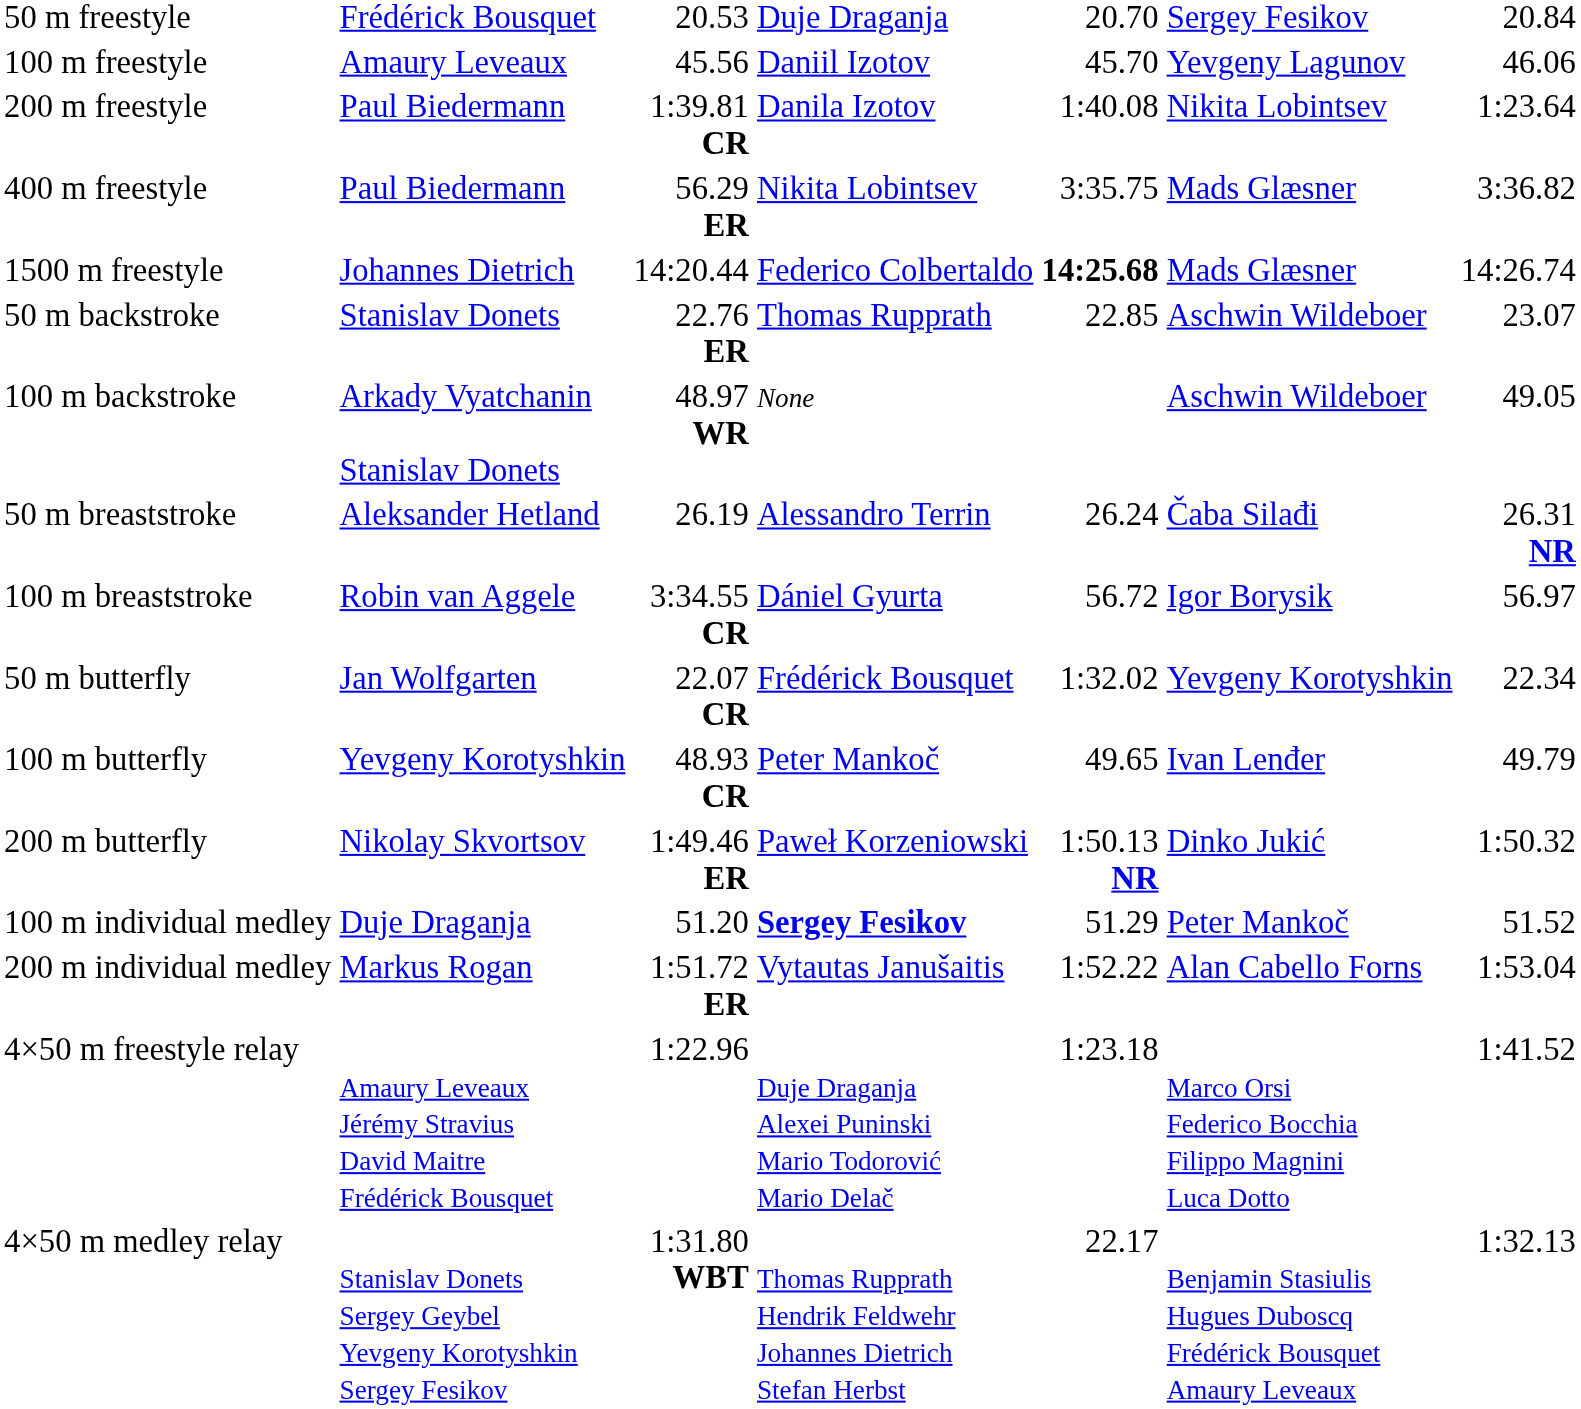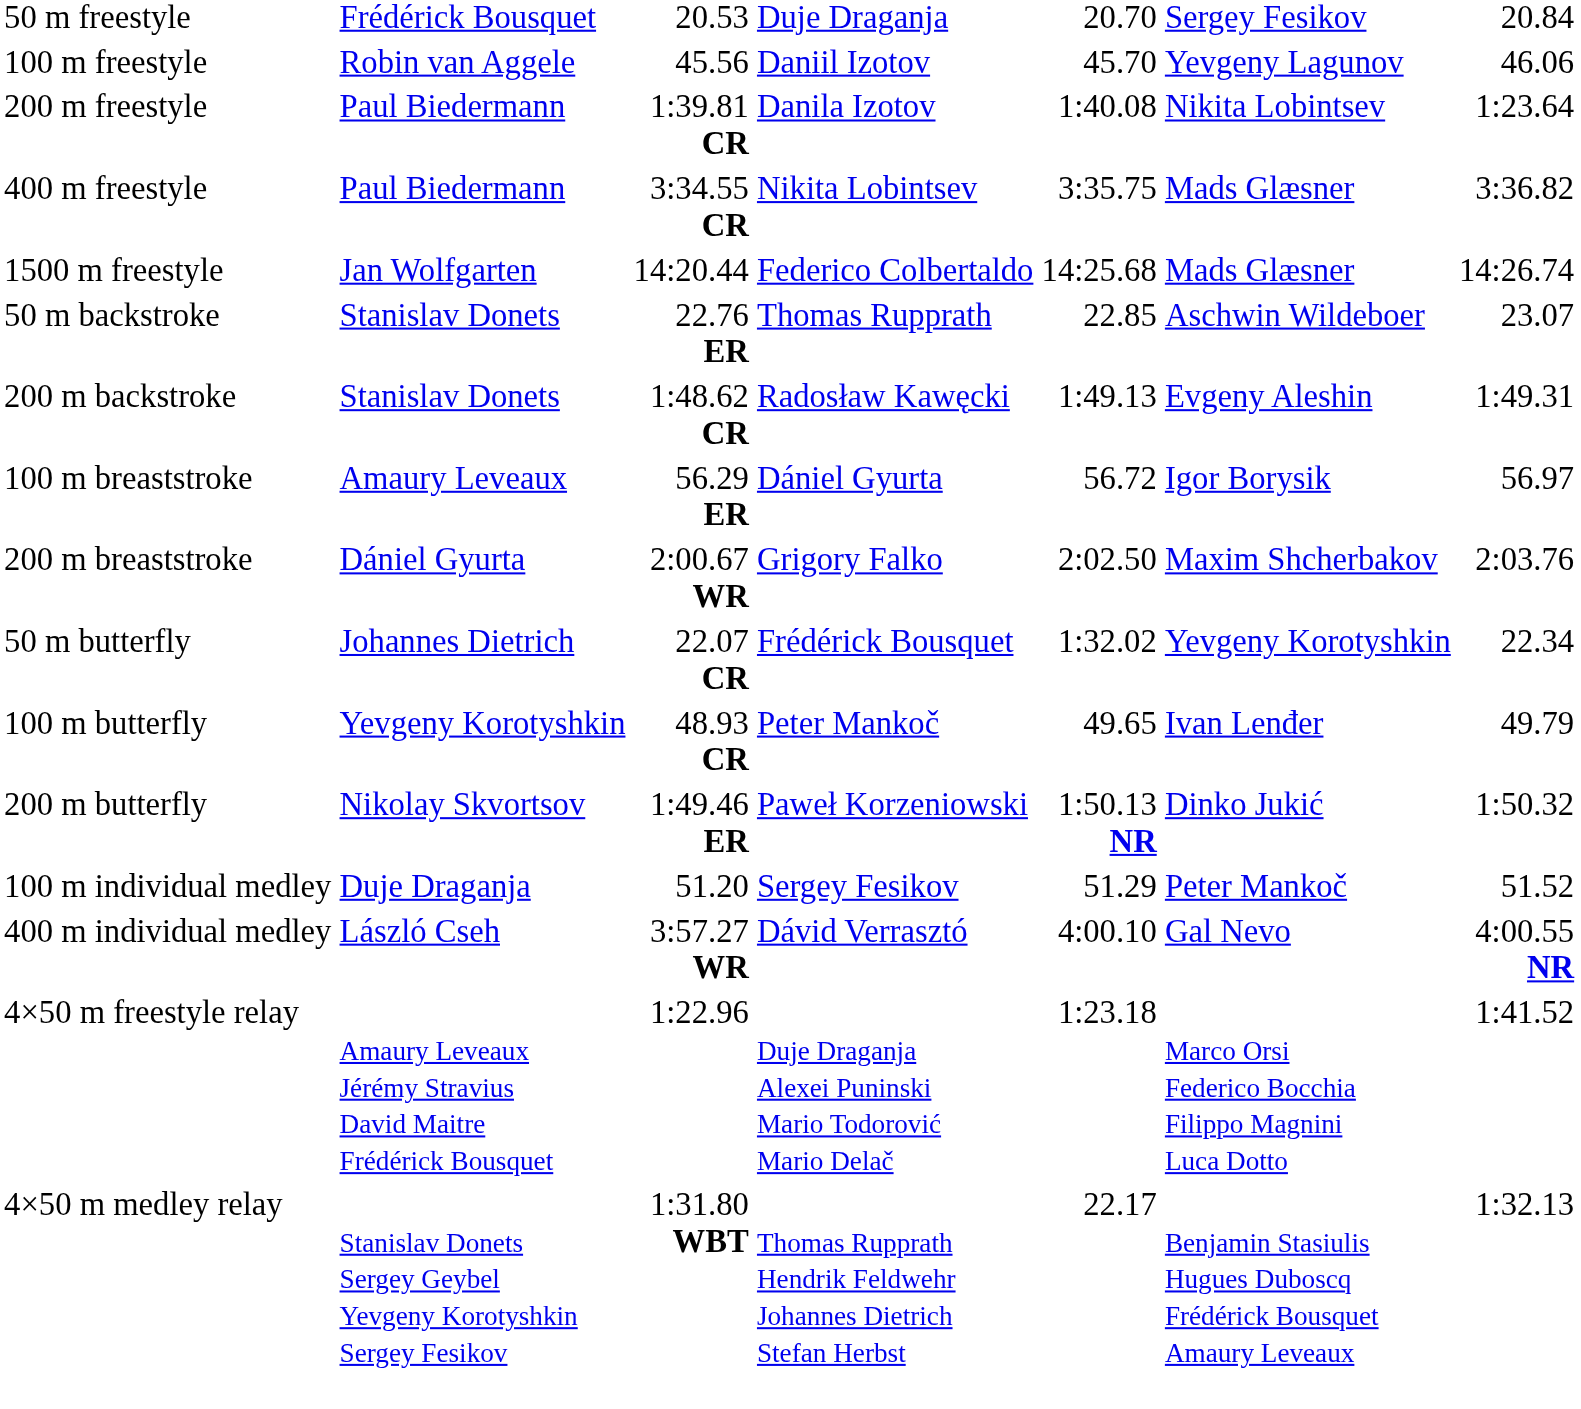(453, 61) Amaury Leveaux -> (457, 61) Robin van Aggele
(712, 206) 56.29 ER -> (699, 206) 3:34.55 CR
(457, 269) Johannes Dietrich -> (438, 269) Jan Wolfgarten
(1100, 269) bold -> (1099, 269) normal
- row: (120, 396)
+ row: (120, 396)
- row: (120, 514)
(457, 596) Robin van Aggele -> (453, 478) Amaury Leveaux
(699, 614) 3:34.55 CR -> (712, 496) 56.29 ER
+ row: (128, 559)
(438, 677) Jan Wolfgarten -> (457, 641) Johannes Dietrich
(862, 922) bold -> (858, 885) normal
- row: (168, 967)
+ row: (168, 930)
